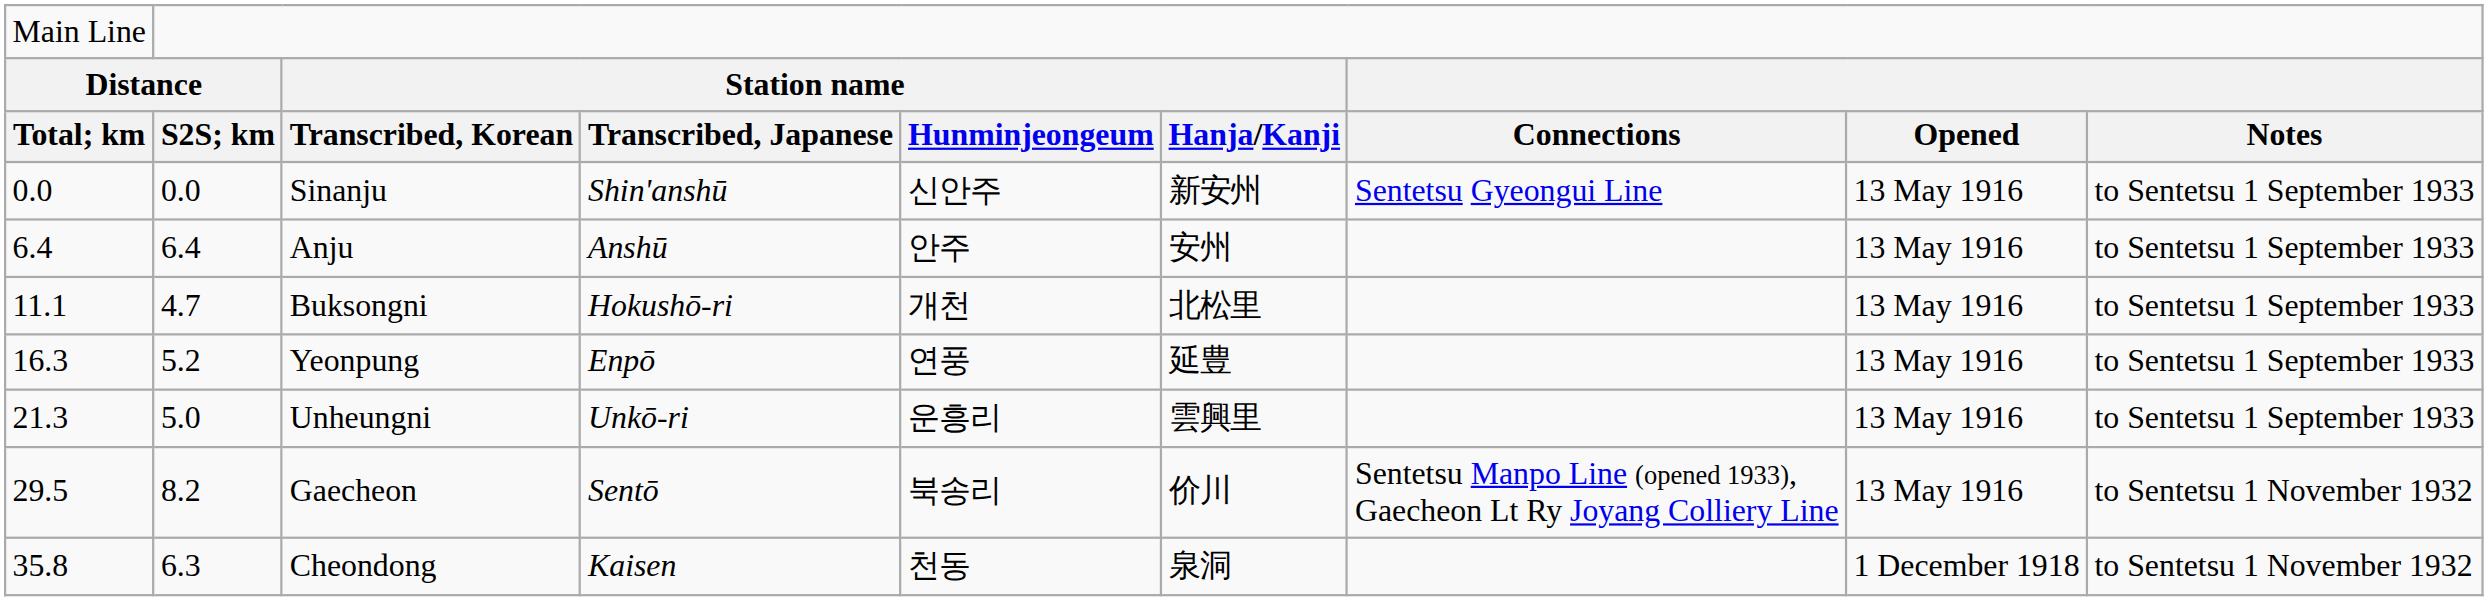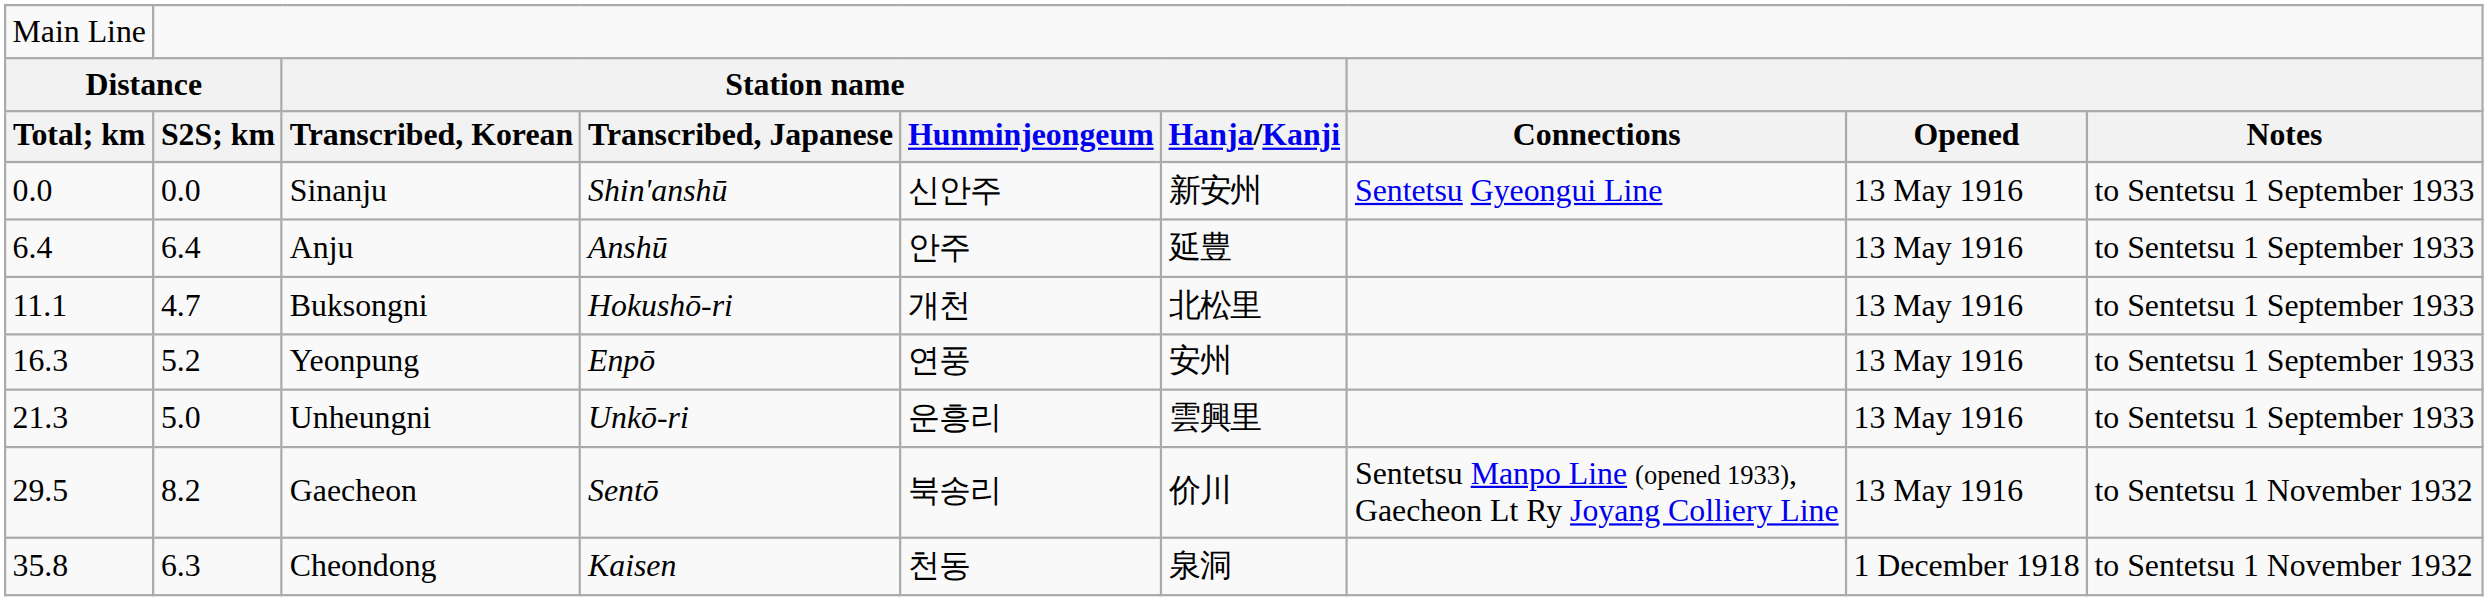(1200, 247) 安州 -> (1200, 247) 延豊
(1200, 361) 延豊 -> (1200, 361) 安州
